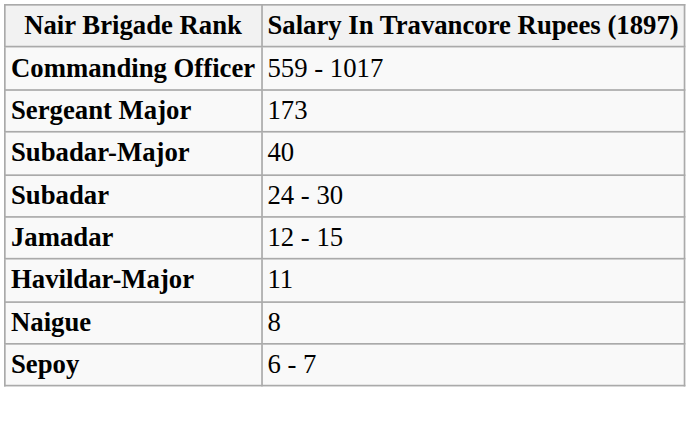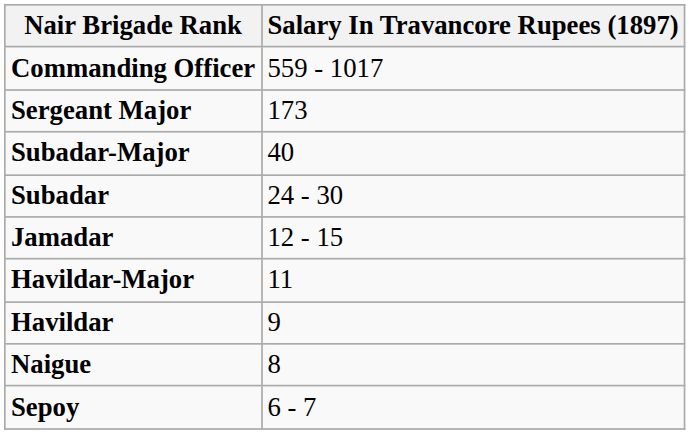+ row: (62, 322)
